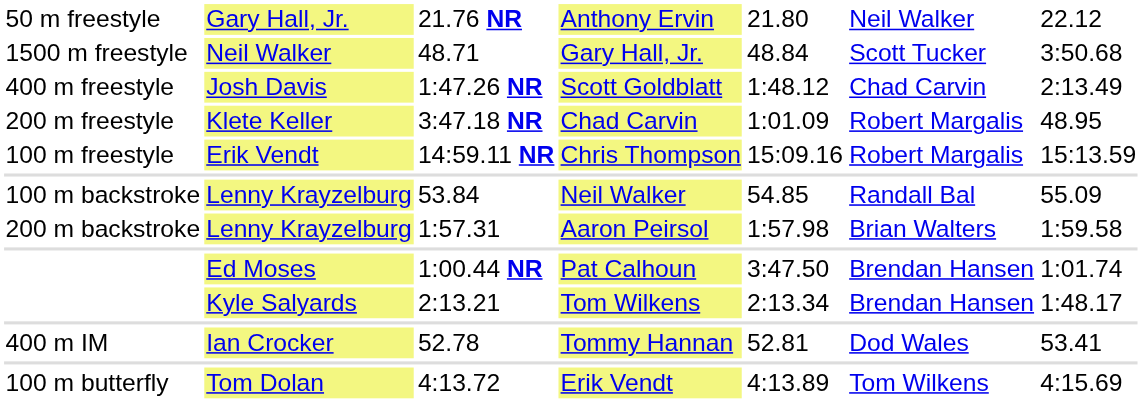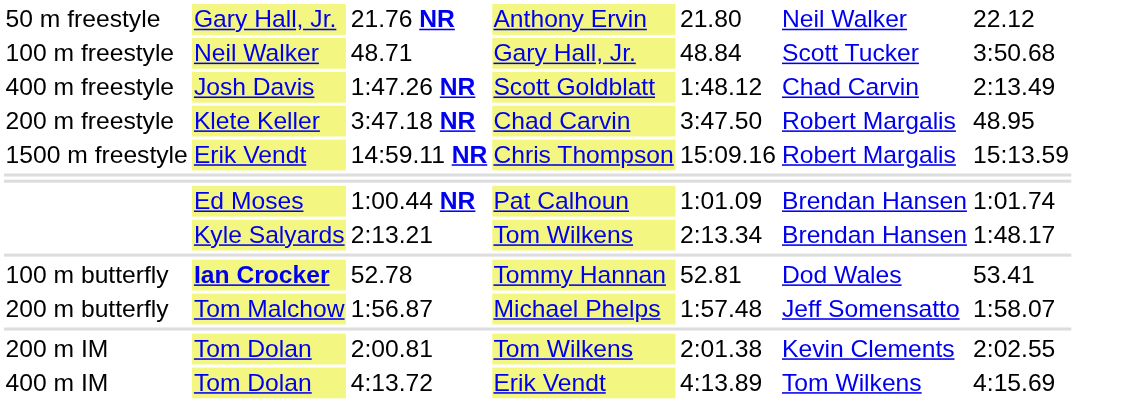(97, 53) 1500 m freestyle -> (90, 53) 100 m freestyle
(788, 120) 1:01.09 -> (721, 120) 3:47.50
(90, 154) 100 m freestyle -> (97, 154) 1500 m freestyle
- row: (449, 194)
- row: (459, 228)
(788, 268) 3:47.50 -> (721, 200) 1:01.09
(57, 342) 400 m IM -> (87, 274) 100 m butterfly
(270, 342) normal -> (262, 274) bold
+ row: (392, 308)
+ row: (392, 348)
(87, 382) 100 m butterfly -> (57, 382) 400 m IM
